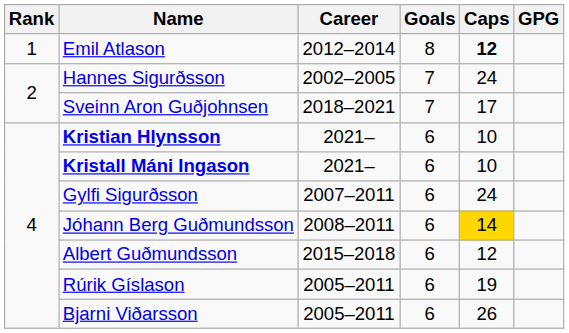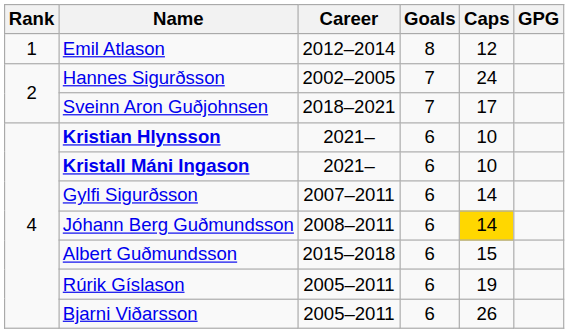(487, 48) bold -> (487, 48) normal
(487, 195) 24 -> (487, 195) 14
(487, 254) 12 -> (487, 254) 15
